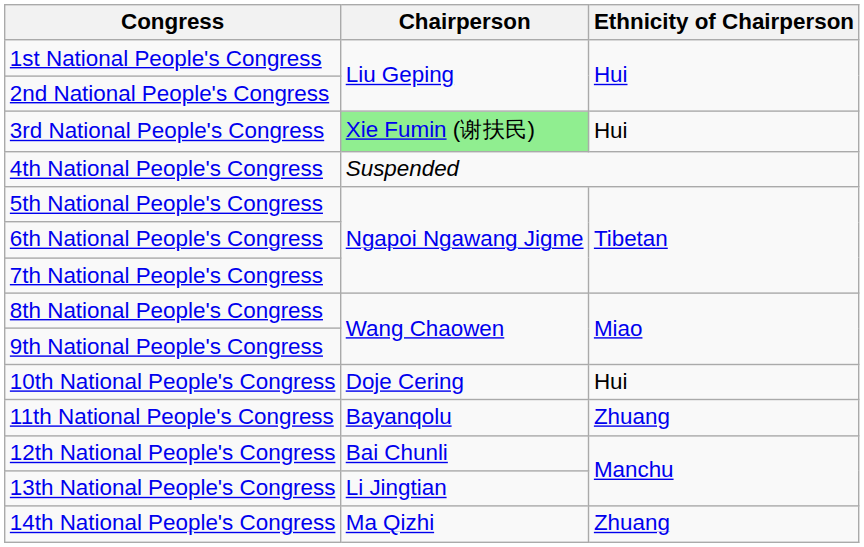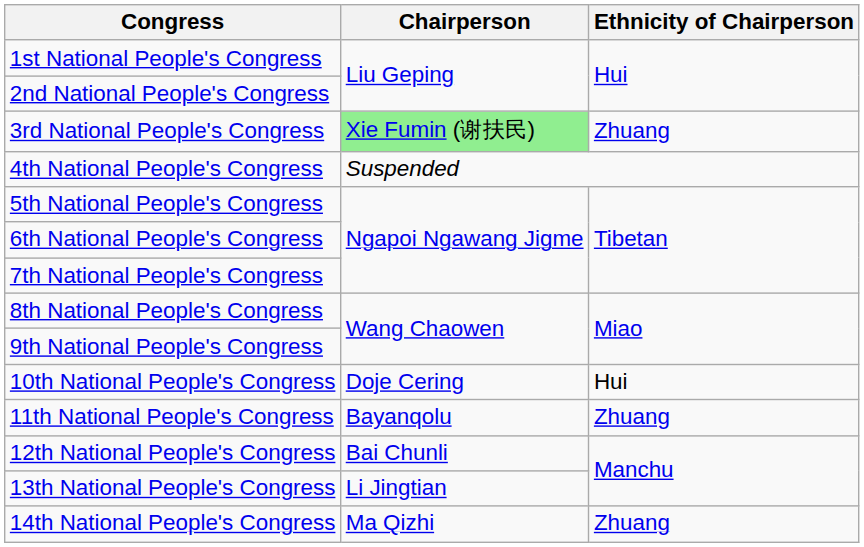(611, 130) Hui -> (632, 130) Zhuang
